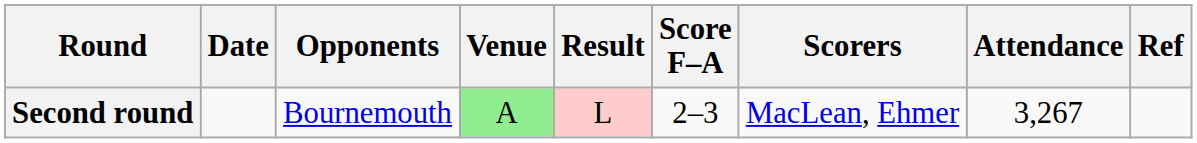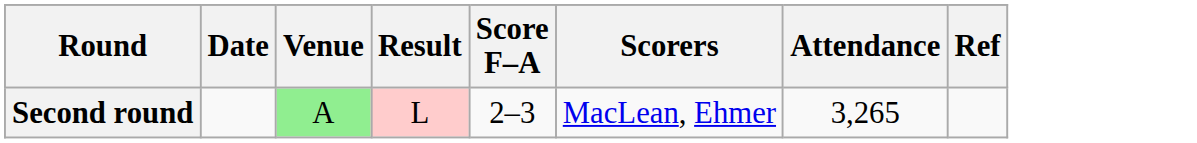- column: (367, 46)
(1048, 112) 3,267 -> (865, 112) 3,265
